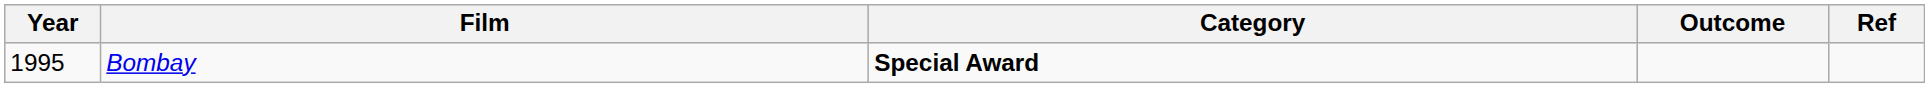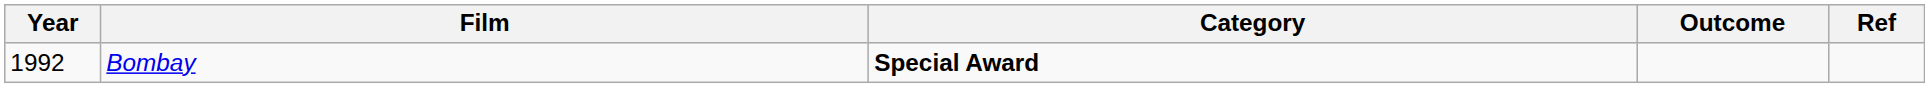(37, 62) 1995 -> (37, 62) 1992
